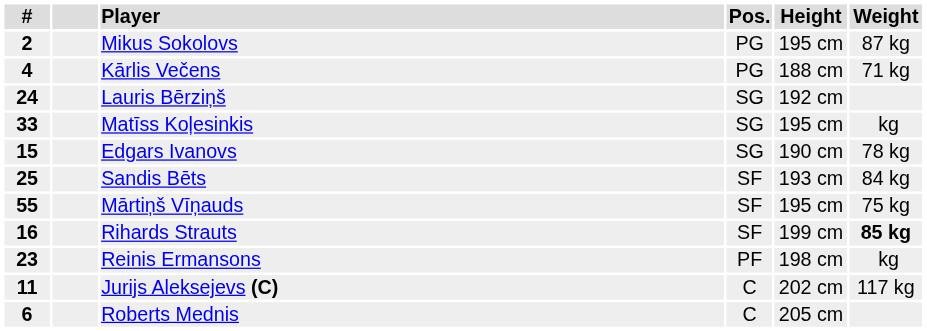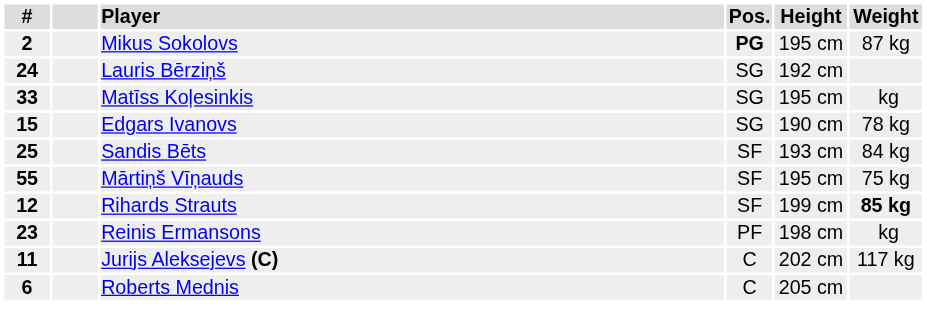(750, 43) normal -> (750, 43) bold
- row: (161, 70)
(27, 233) 16 -> (27, 206) 12
